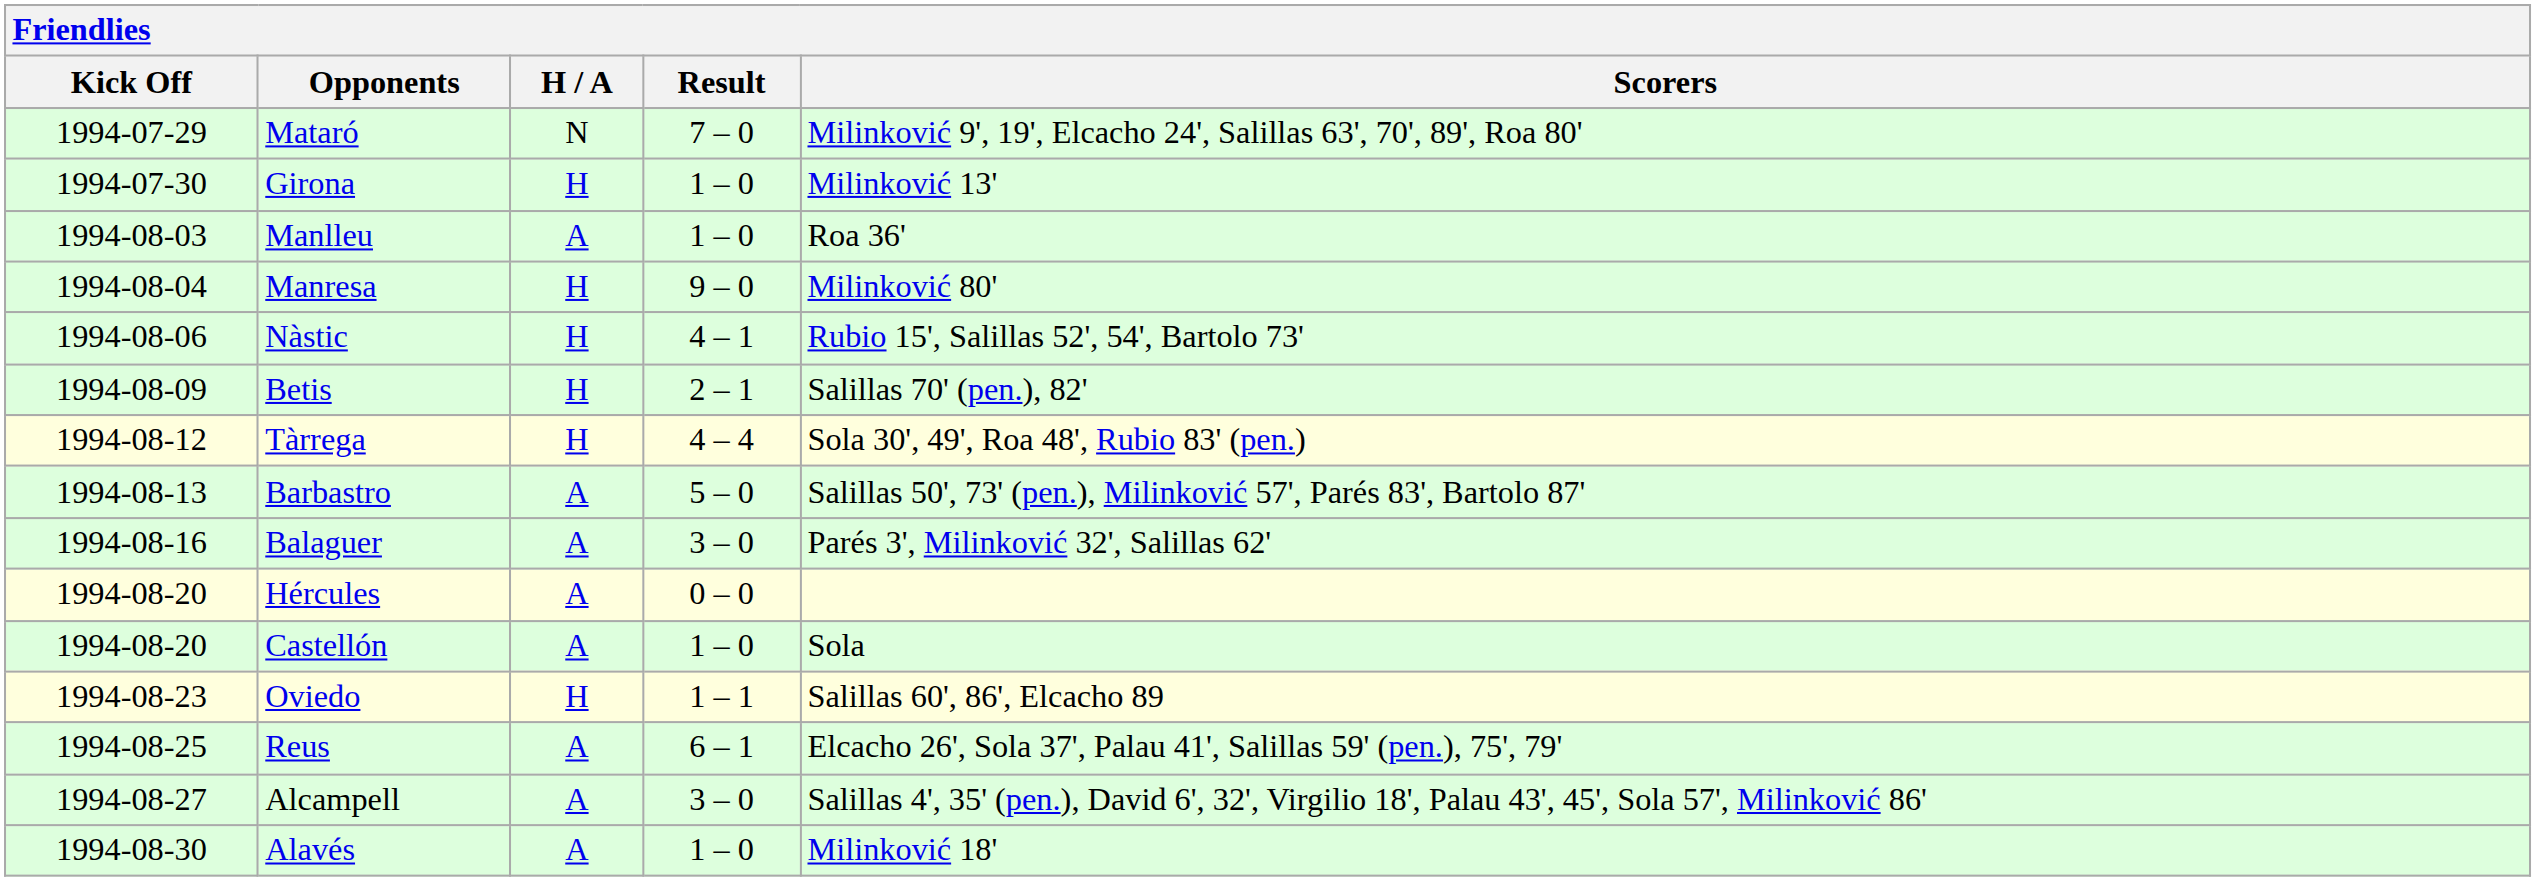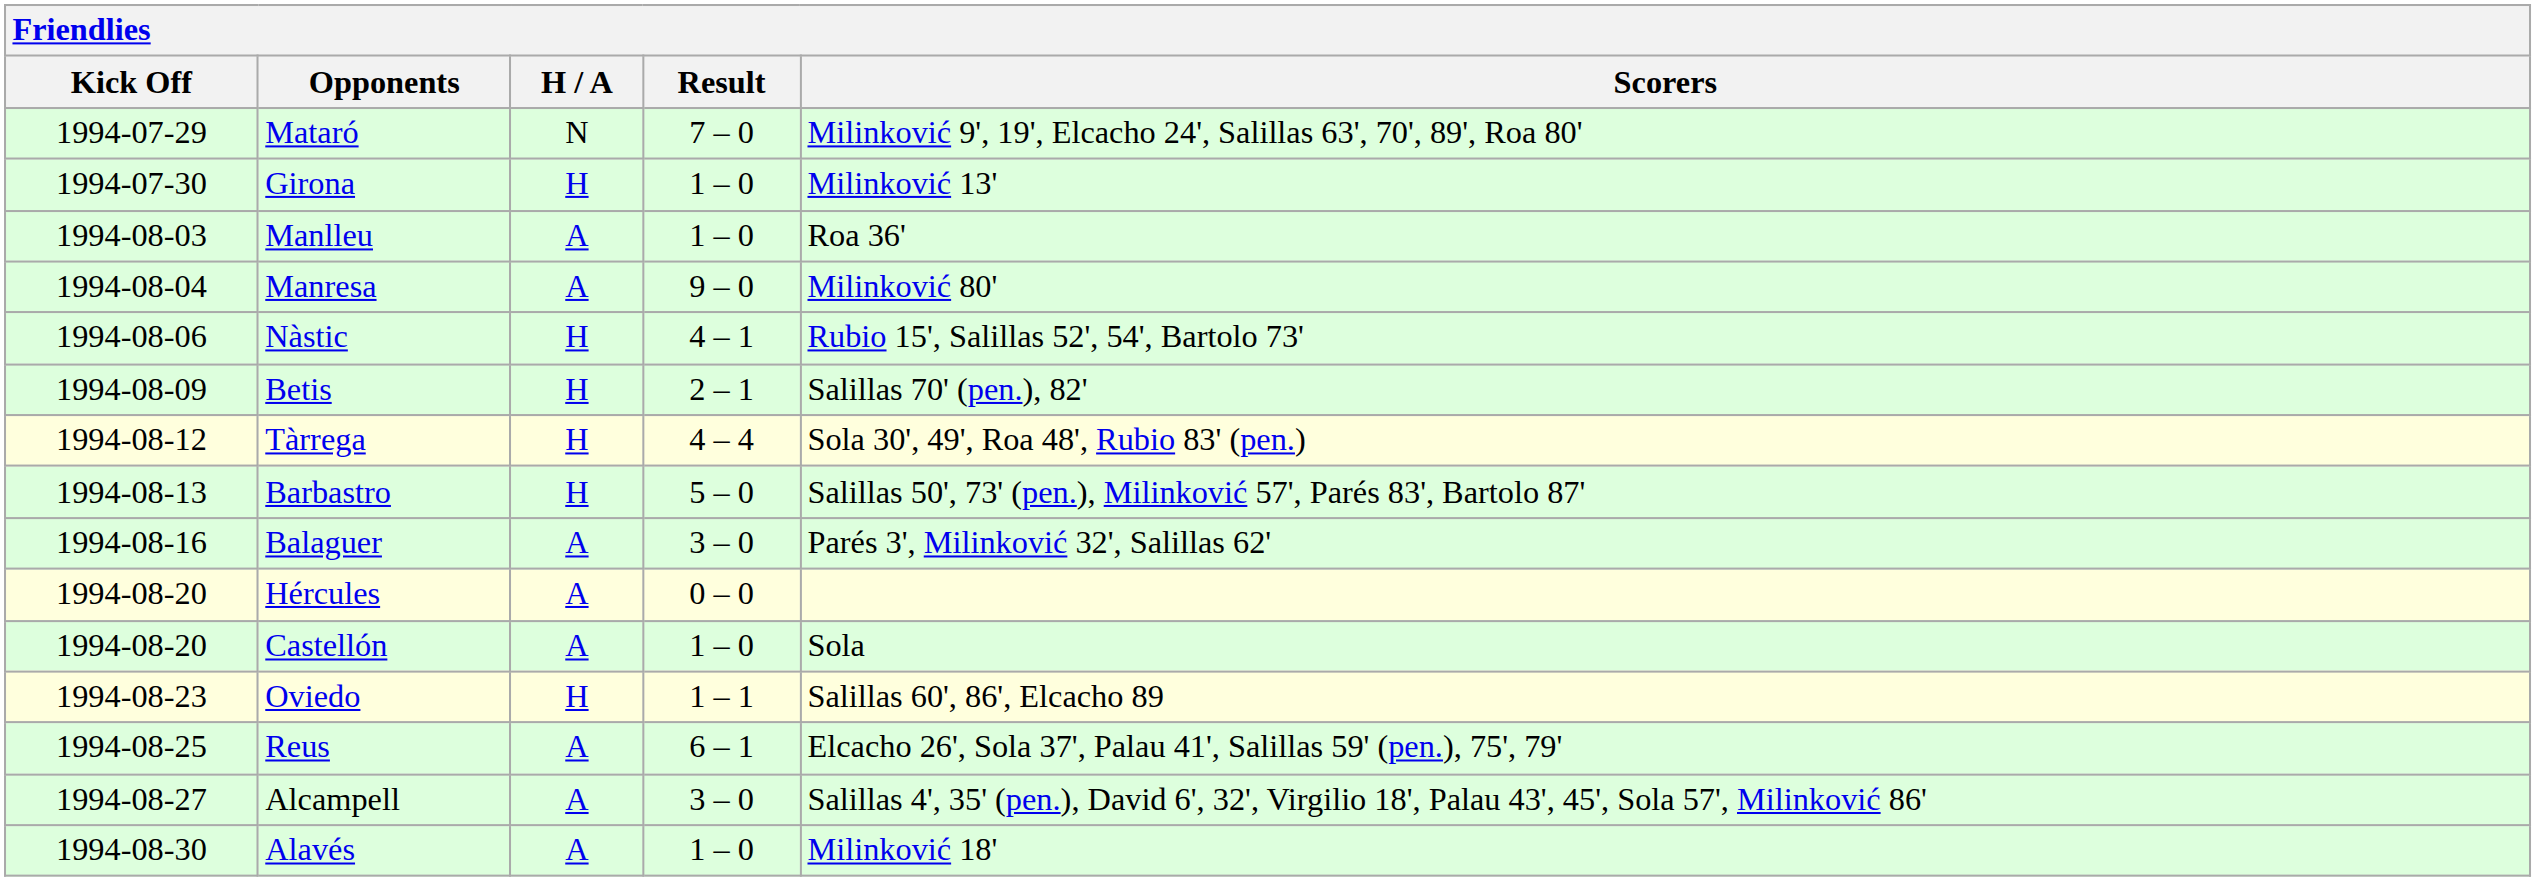(577, 286) H -> (577, 286) A
(577, 491) A -> (577, 491) H
